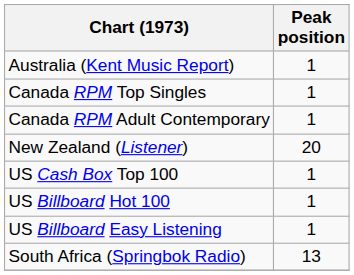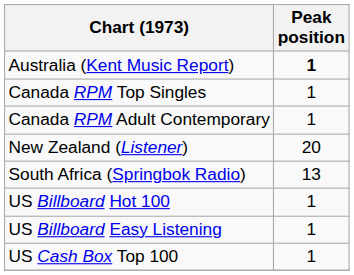(311, 65) normal -> (311, 65) bold
rows swapped: (127, 256) <-> (93, 174)
